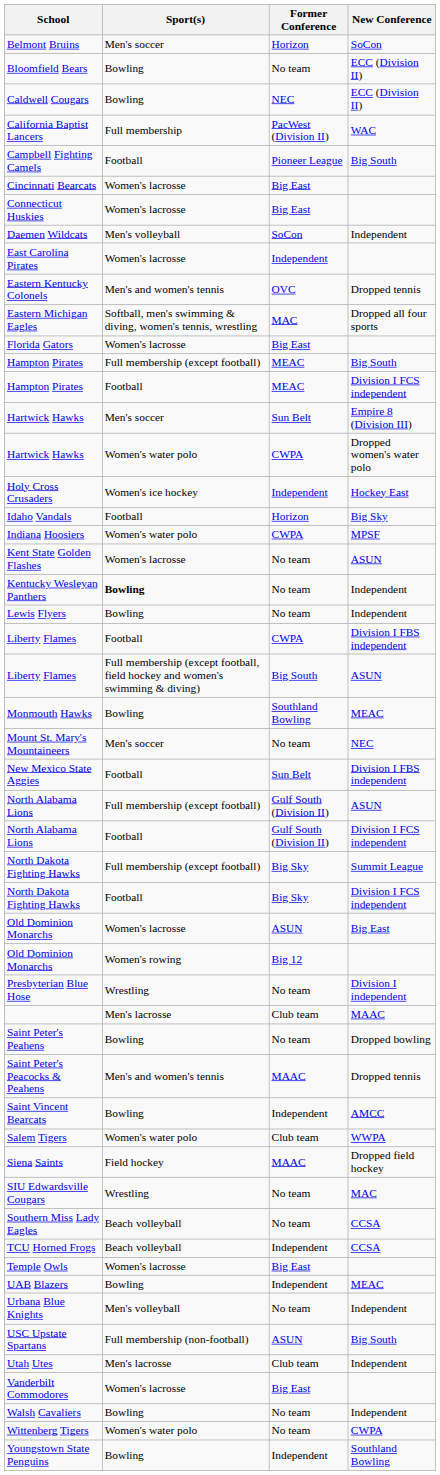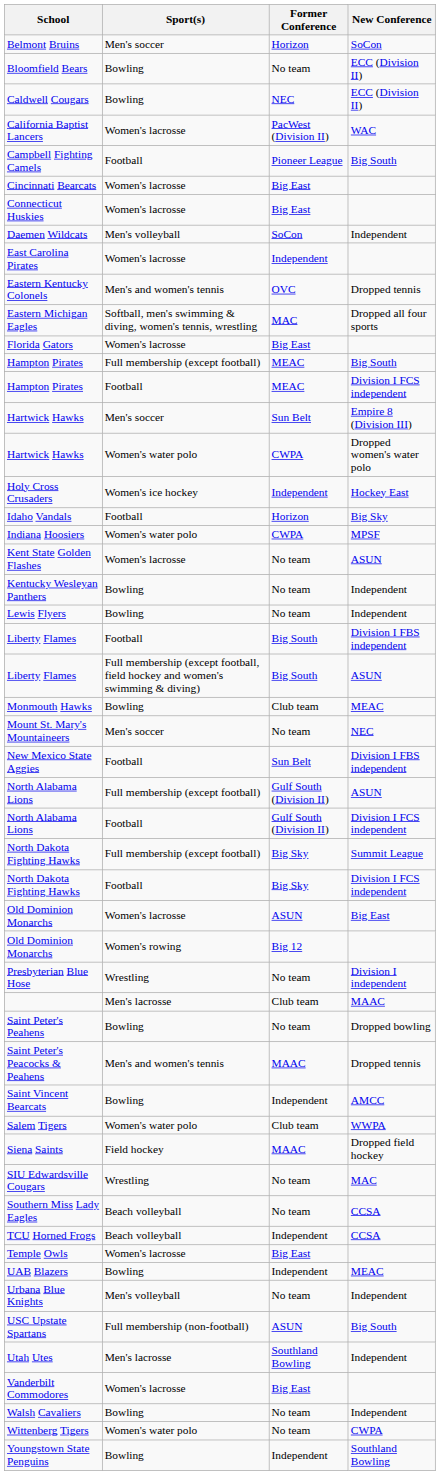(143, 130) Full membership -> (145, 130) Women's lacrosse
(125, 589) bold -> (124, 589) normal
(287, 638) CWPA -> (294, 638) Big South
(295, 713) Southland Bowling -> (295, 706) Club team
(295, 1363) Club team -> (295, 1357) Southland Bowling
